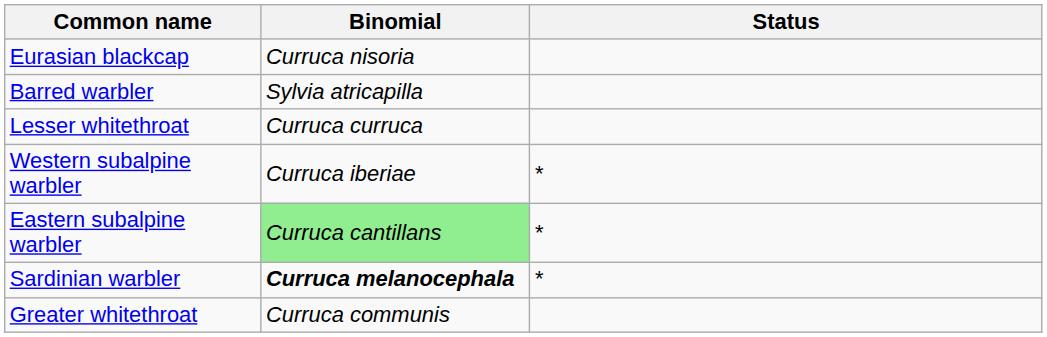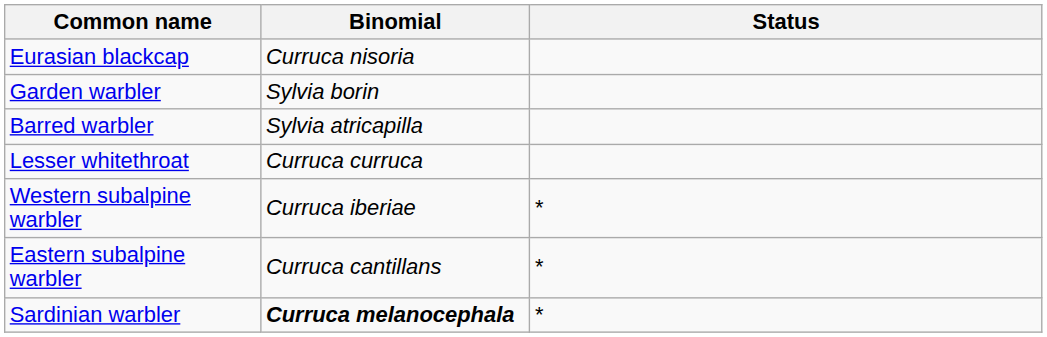+ row: (85, 91)
(354, 232) lightgreen background -> (354, 267) no background
- row: (104, 314)
